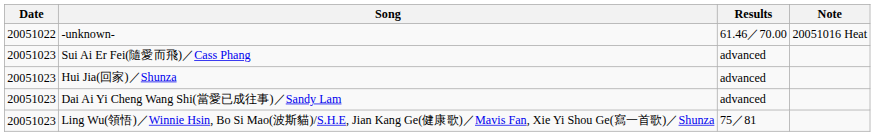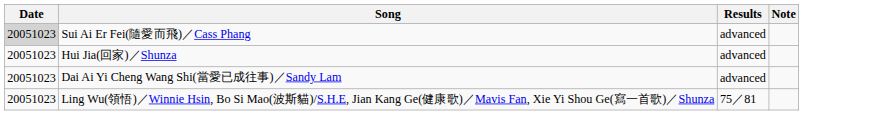- row: (88, 34)
(32, 56) no background -> (32, 34) lightgrey background
